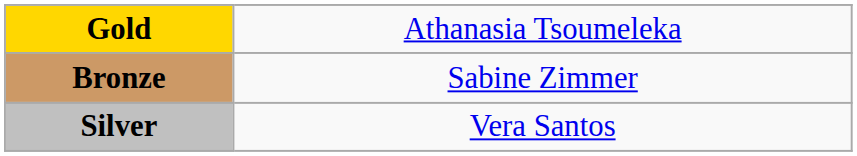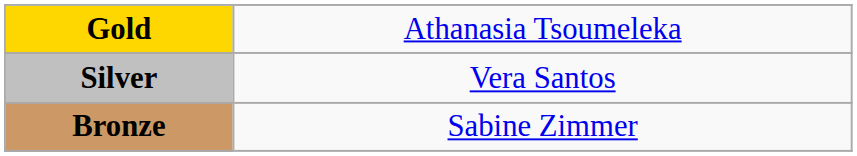rows swapped: (119, 126) <-> (119, 77)
